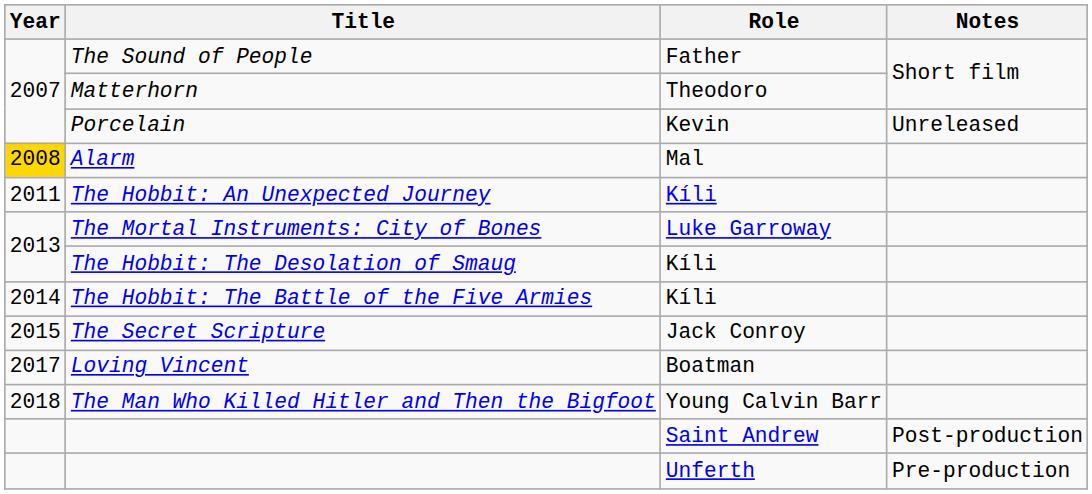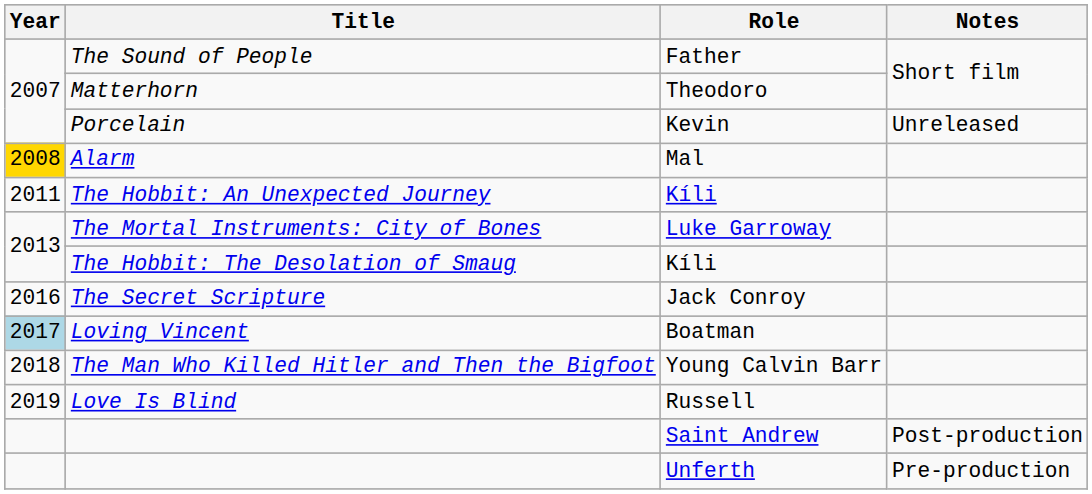- row: (332, 298)
(35, 333) 2015 -> (35, 298) 2016
(35, 367) no background -> (35, 333) lightblue background
+ row: (153, 402)
